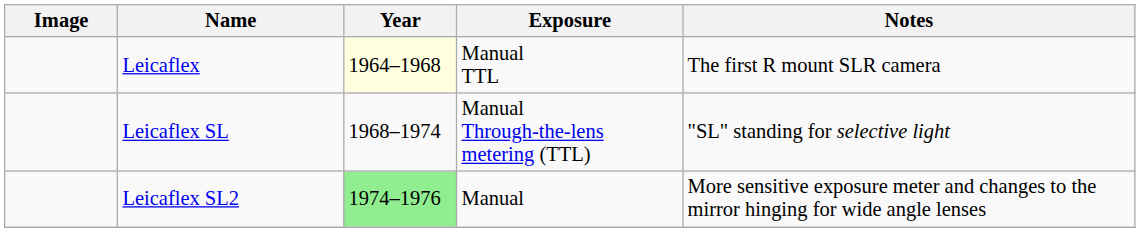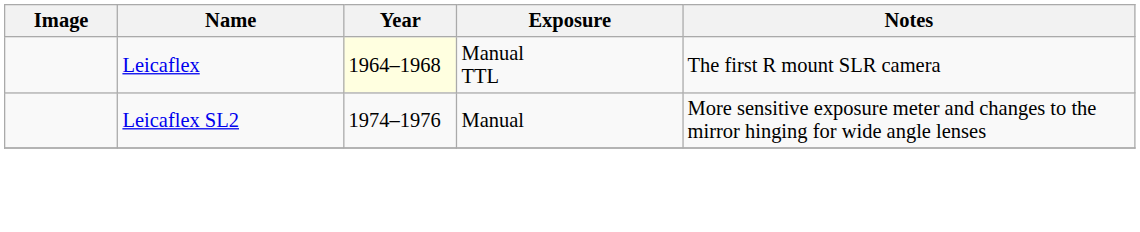- row: (176, 131)
(395, 198) lightgreen background -> (395, 120) no background
